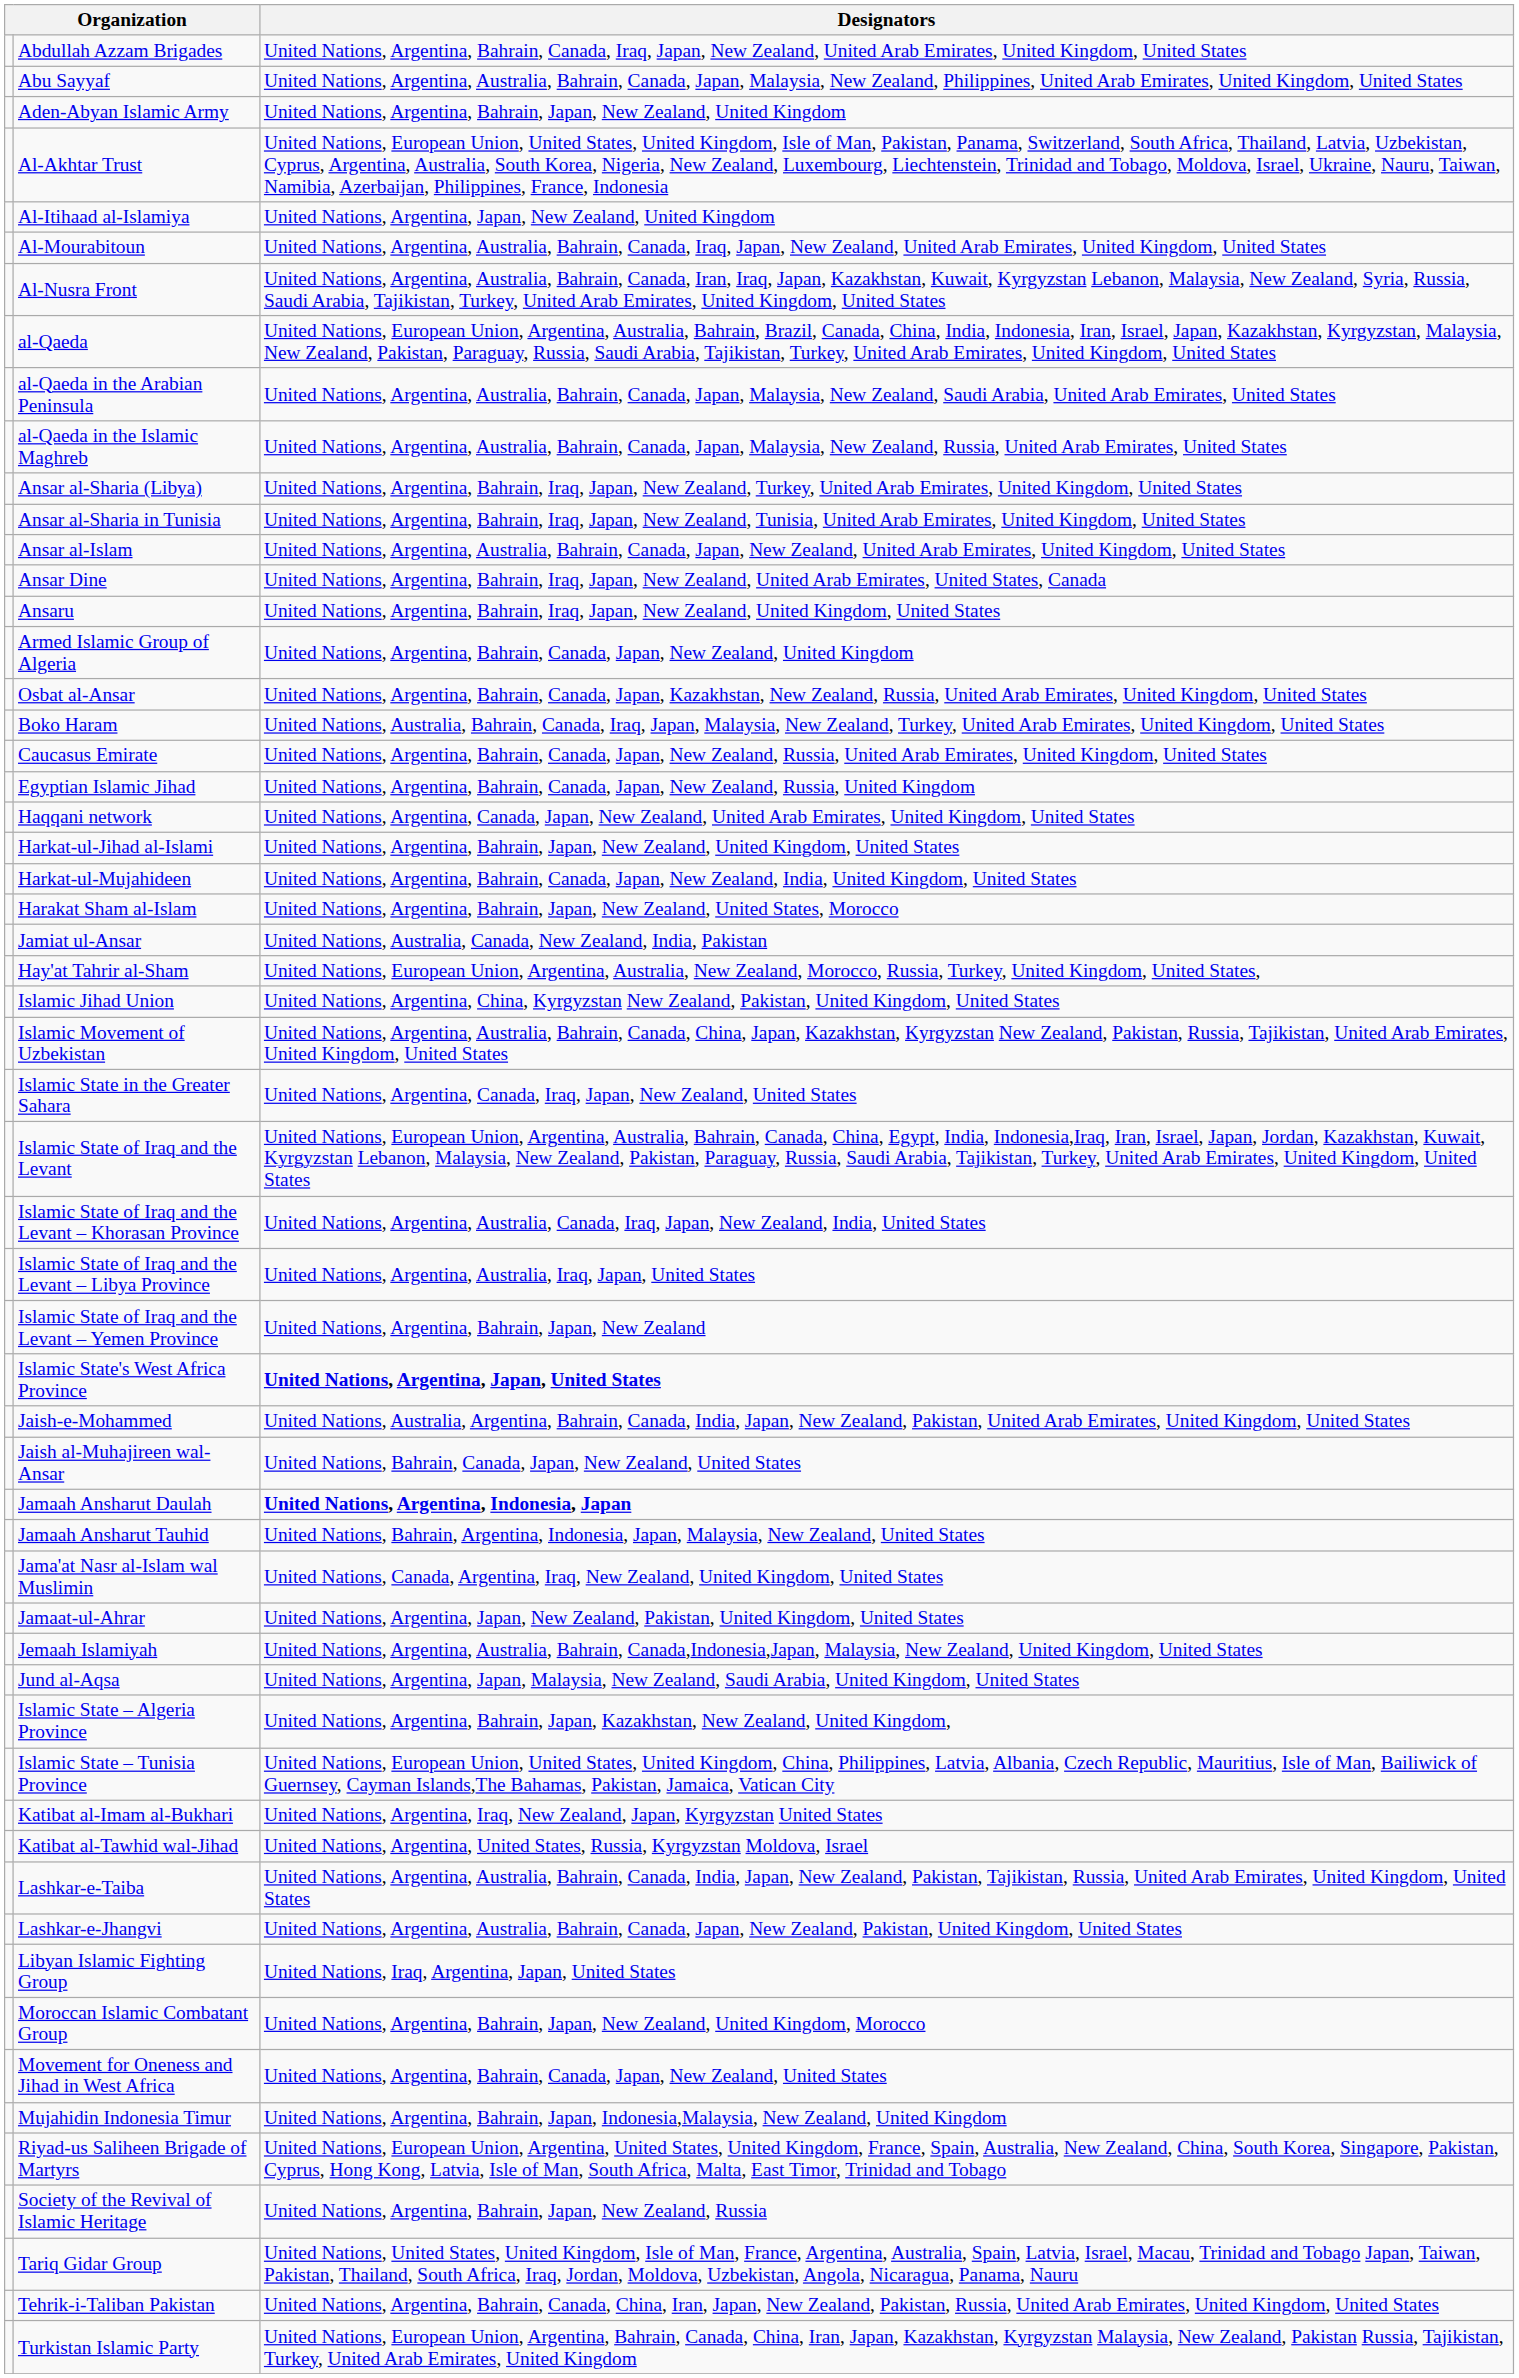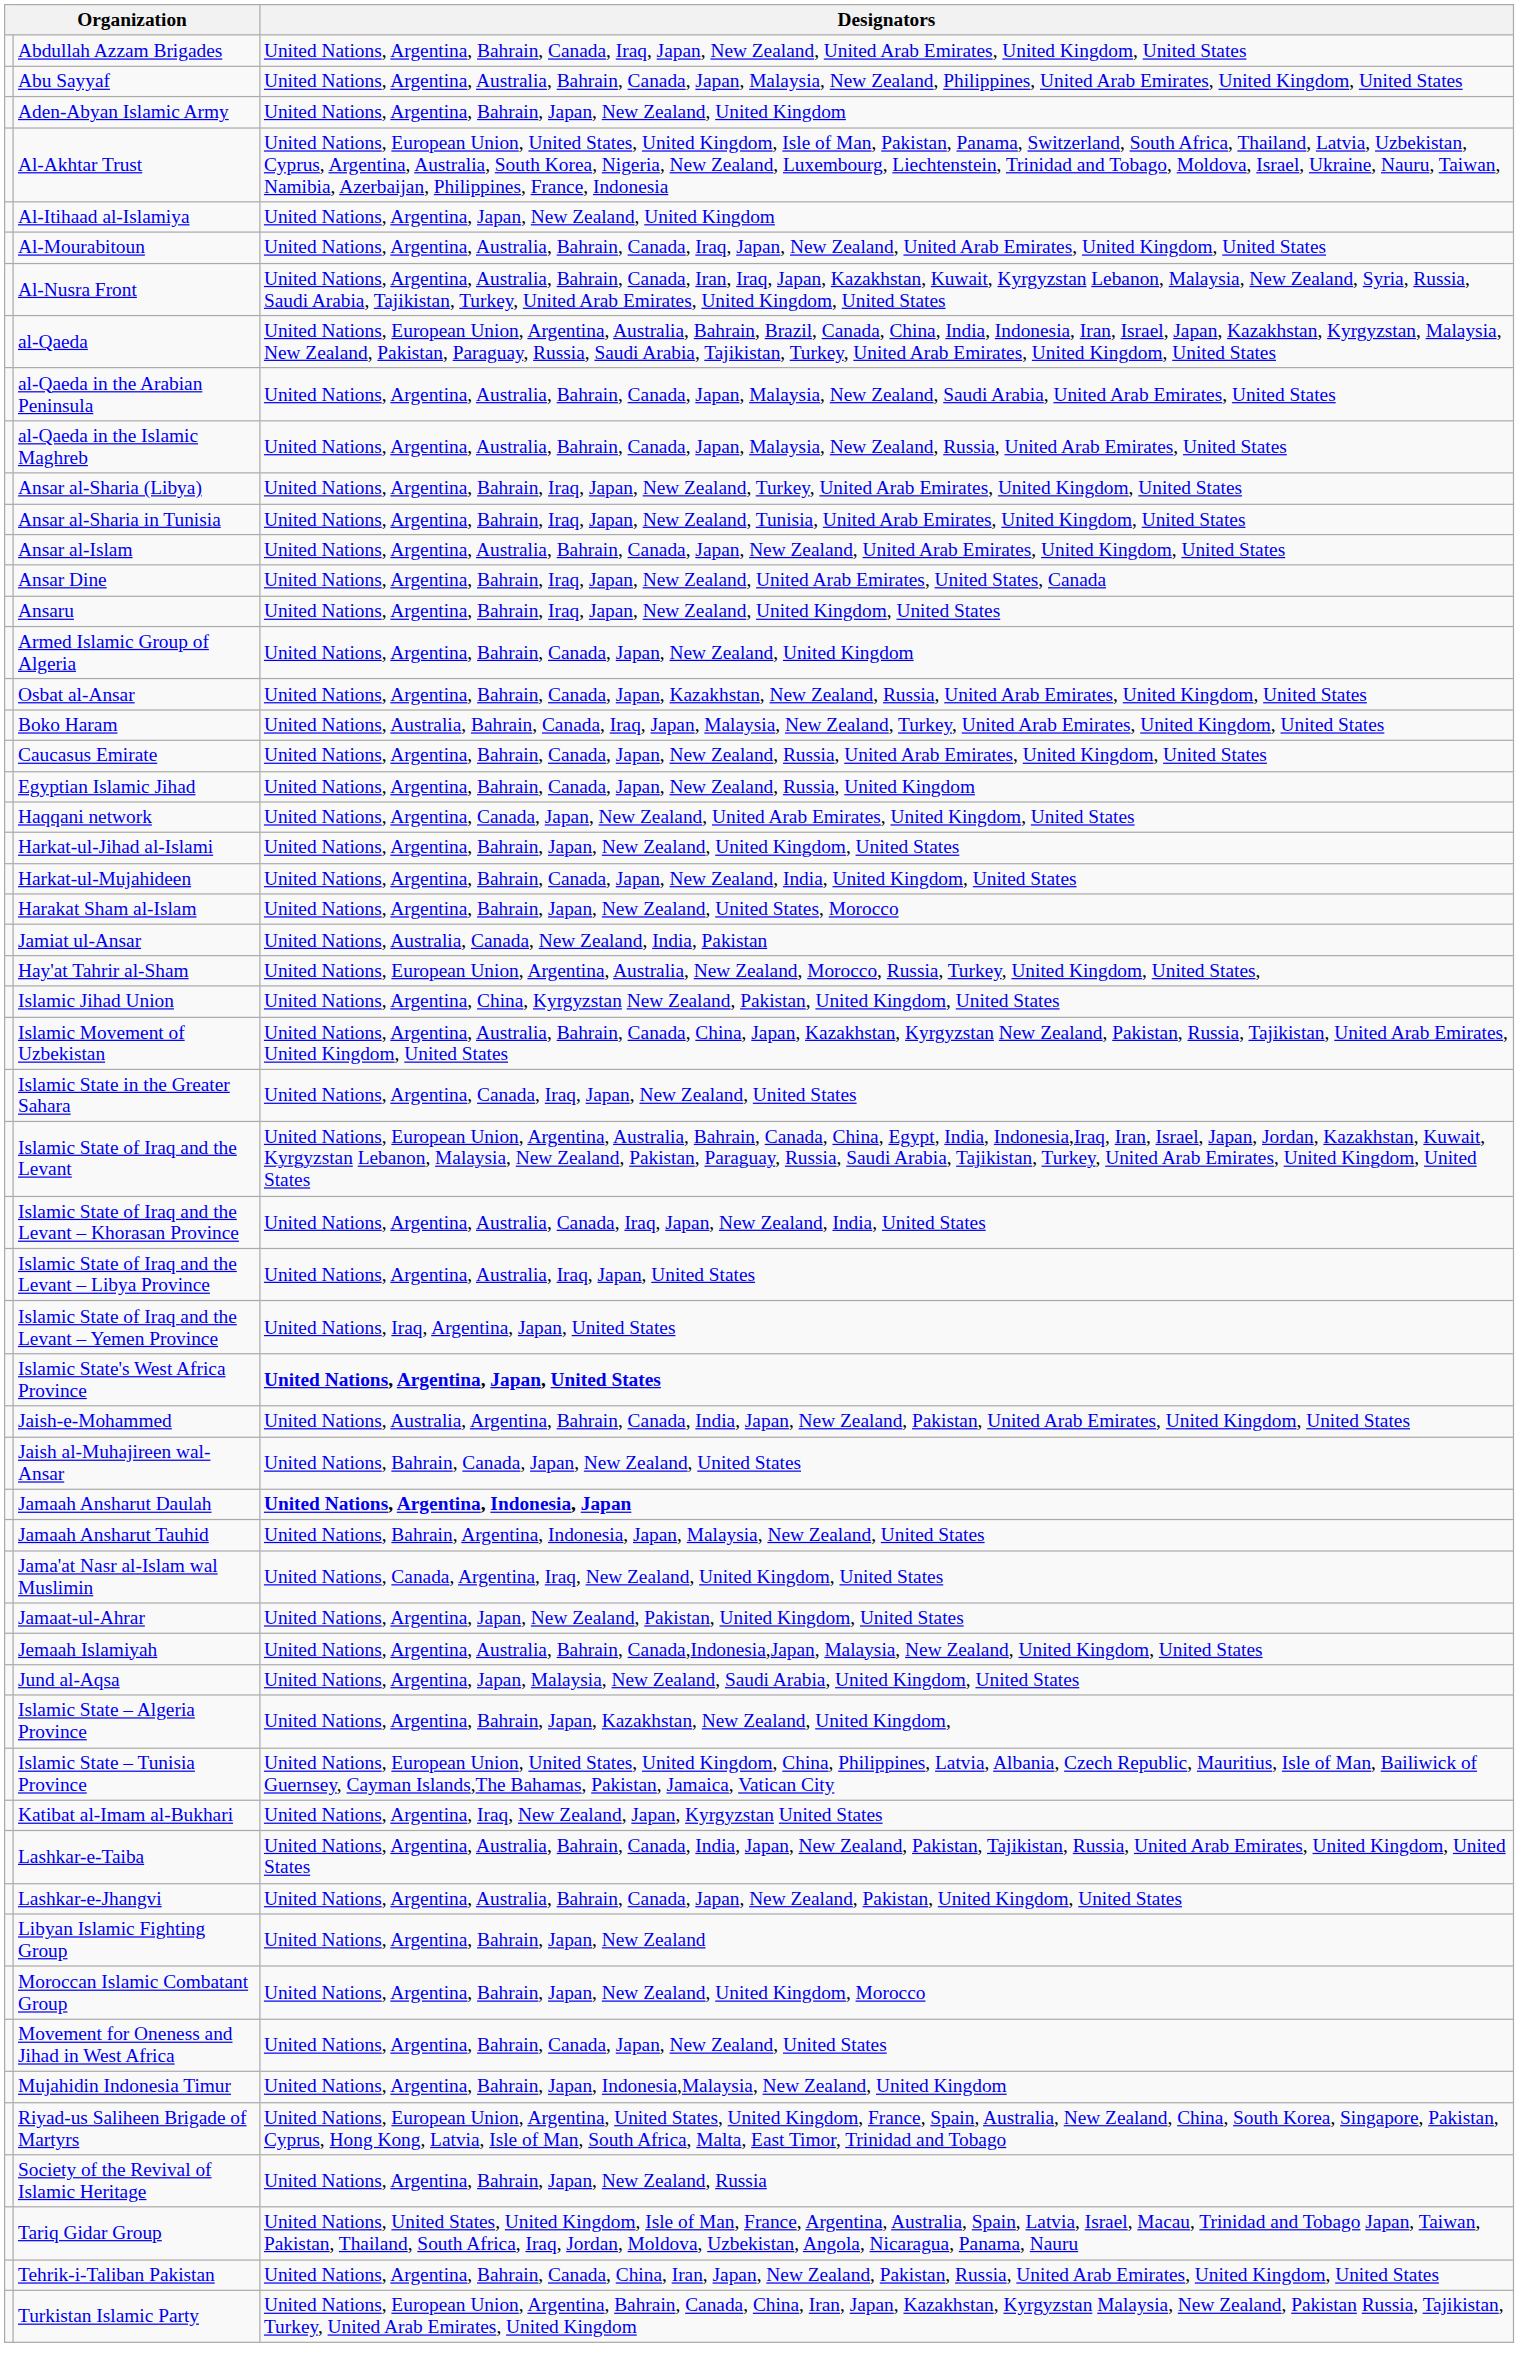(485, 1327) United Nations, Argentina, Bahrain, Japan, New Zealand -> (470, 1327) United Nations, Iraq, Argentina, Japan, United States
- row: (128, 1846)
(470, 1970) United Nations, Iraq, Argentina, Japan, United States -> (485, 1940) United Nations, Argentina, Bahrain, Japan, New Zealand
